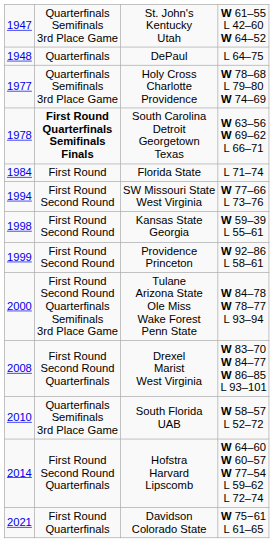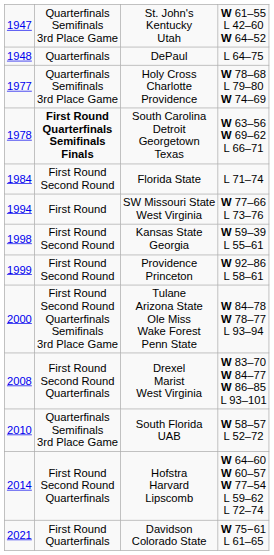(77, 172) First Round -> (77, 178) First Round Second Round
(77, 196) First Round Second Round -> (77, 209) First Round
